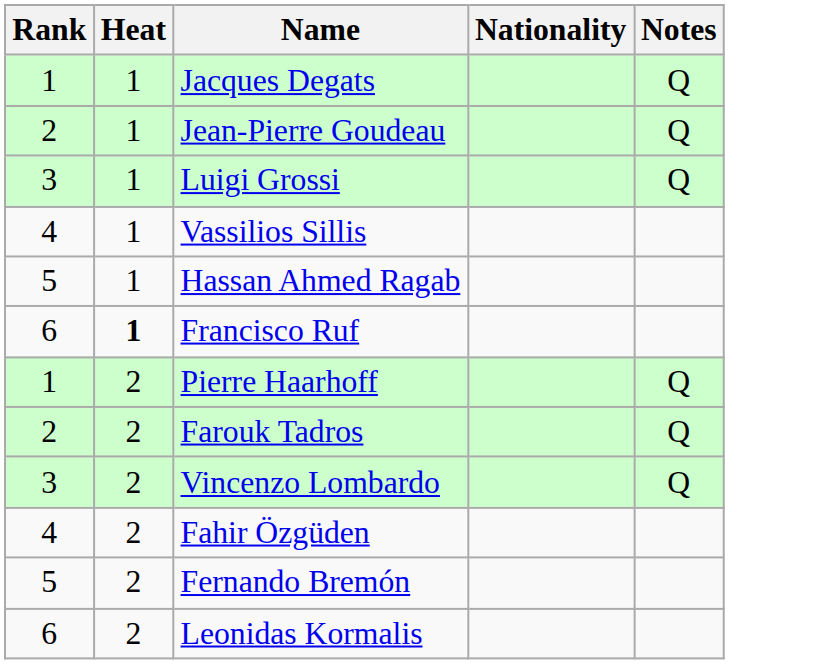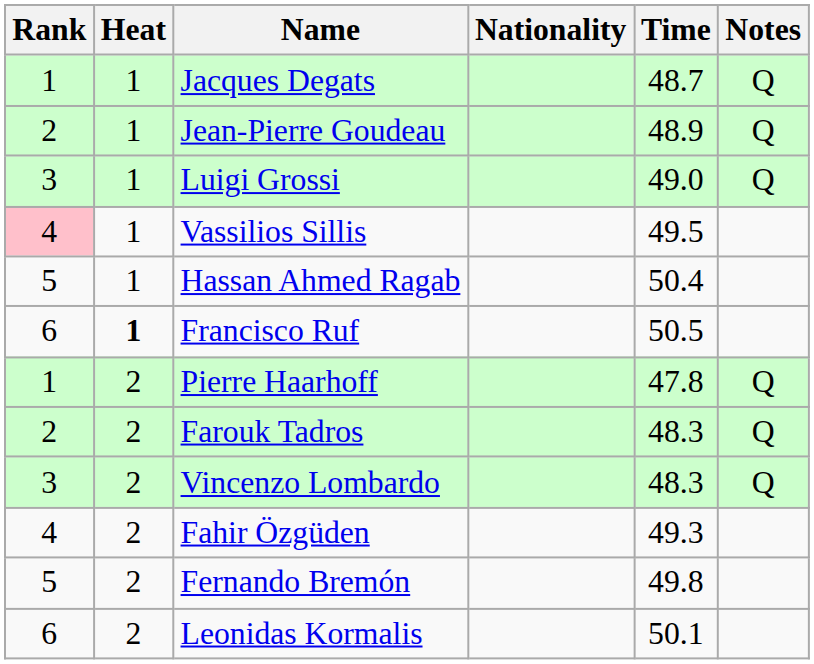+ column: (676, 29)
(49, 230) no background -> (49, 230) pink background
